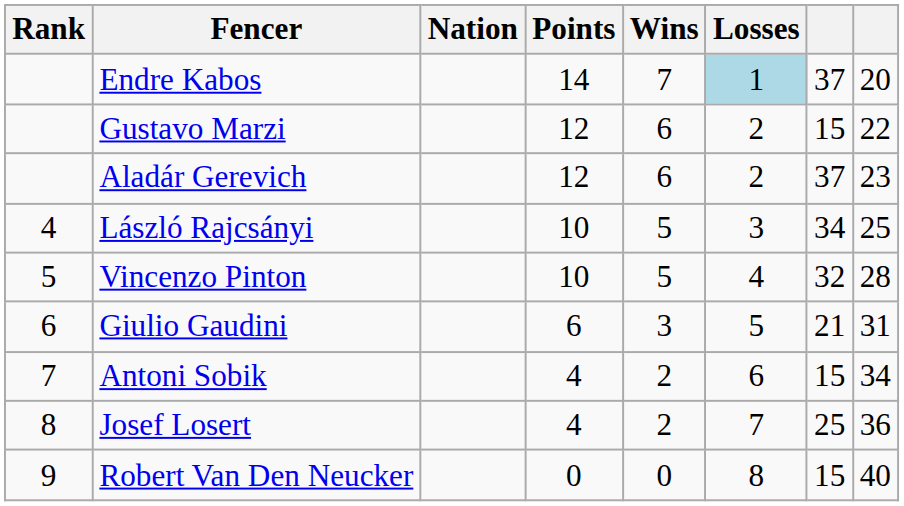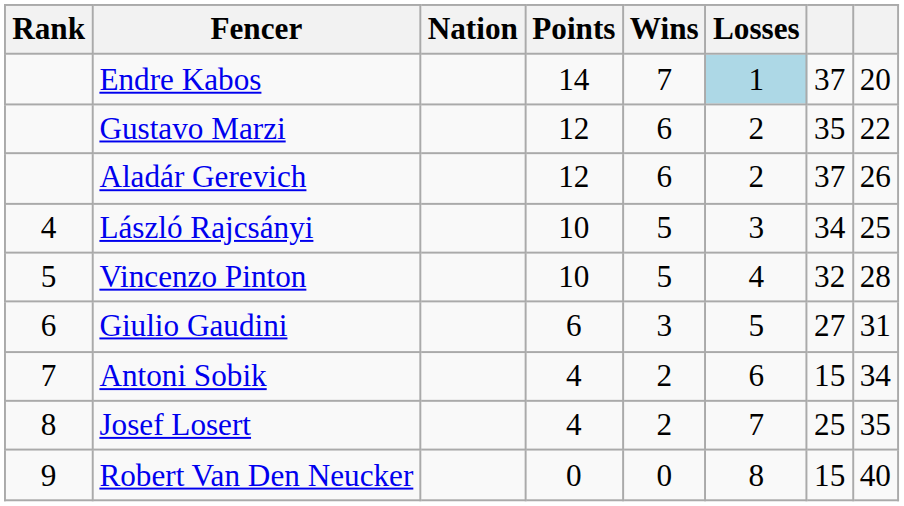(830, 128) 15 -> (830, 128) 35
(875, 177) 23 -> (875, 177) 26
(830, 326) 21 -> (830, 326) 27
(875, 425) 36 -> (875, 425) 35
